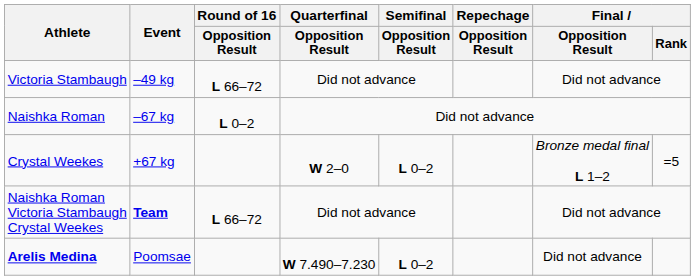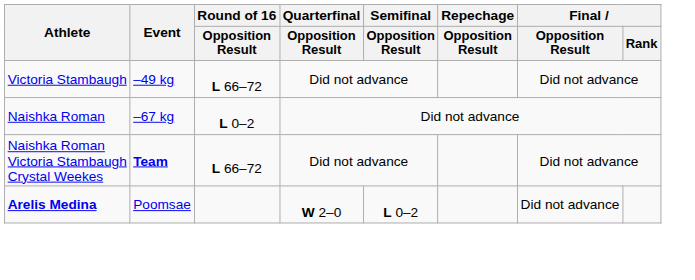- row: (55, 161)
(329, 265) W 7.490–7.230 -> (321, 213) W 2–0
